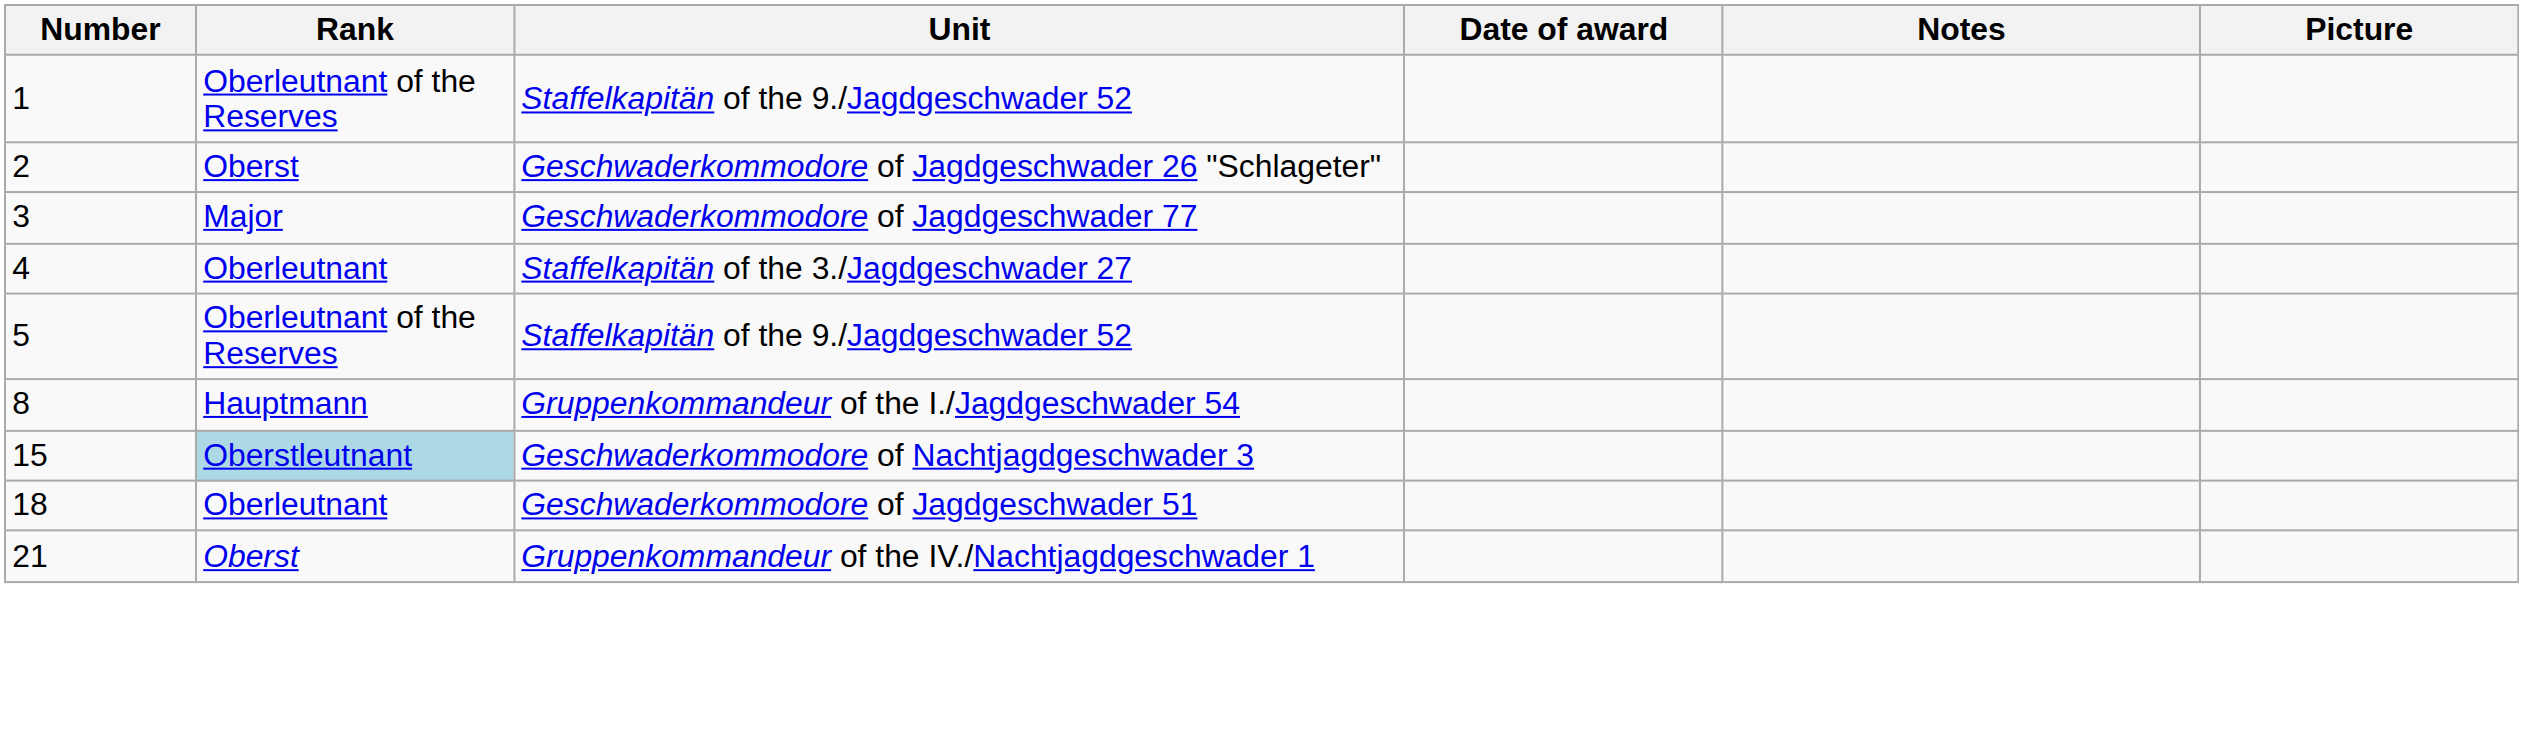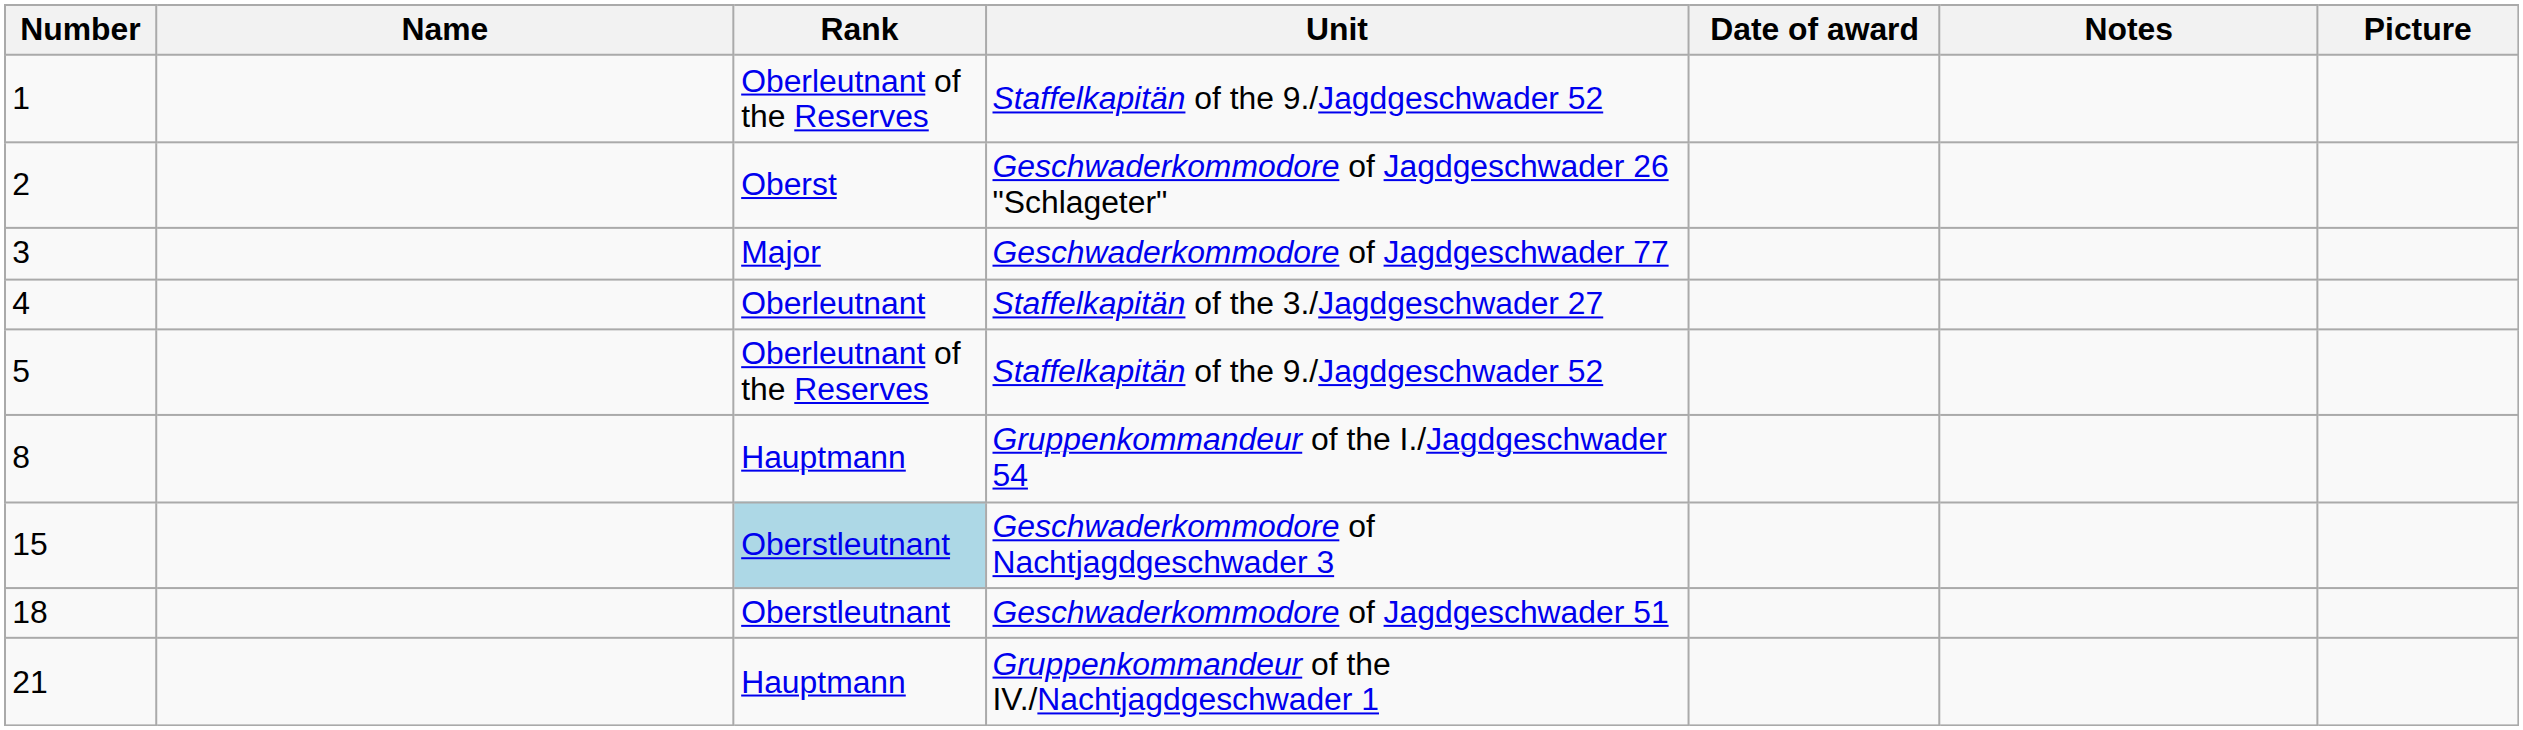+ column: (445, 29)
(295, 505) Oberleutnant -> (846, 612) Oberstleutnant
(251, 555) Oberst -> (823, 681) Hauptmann
